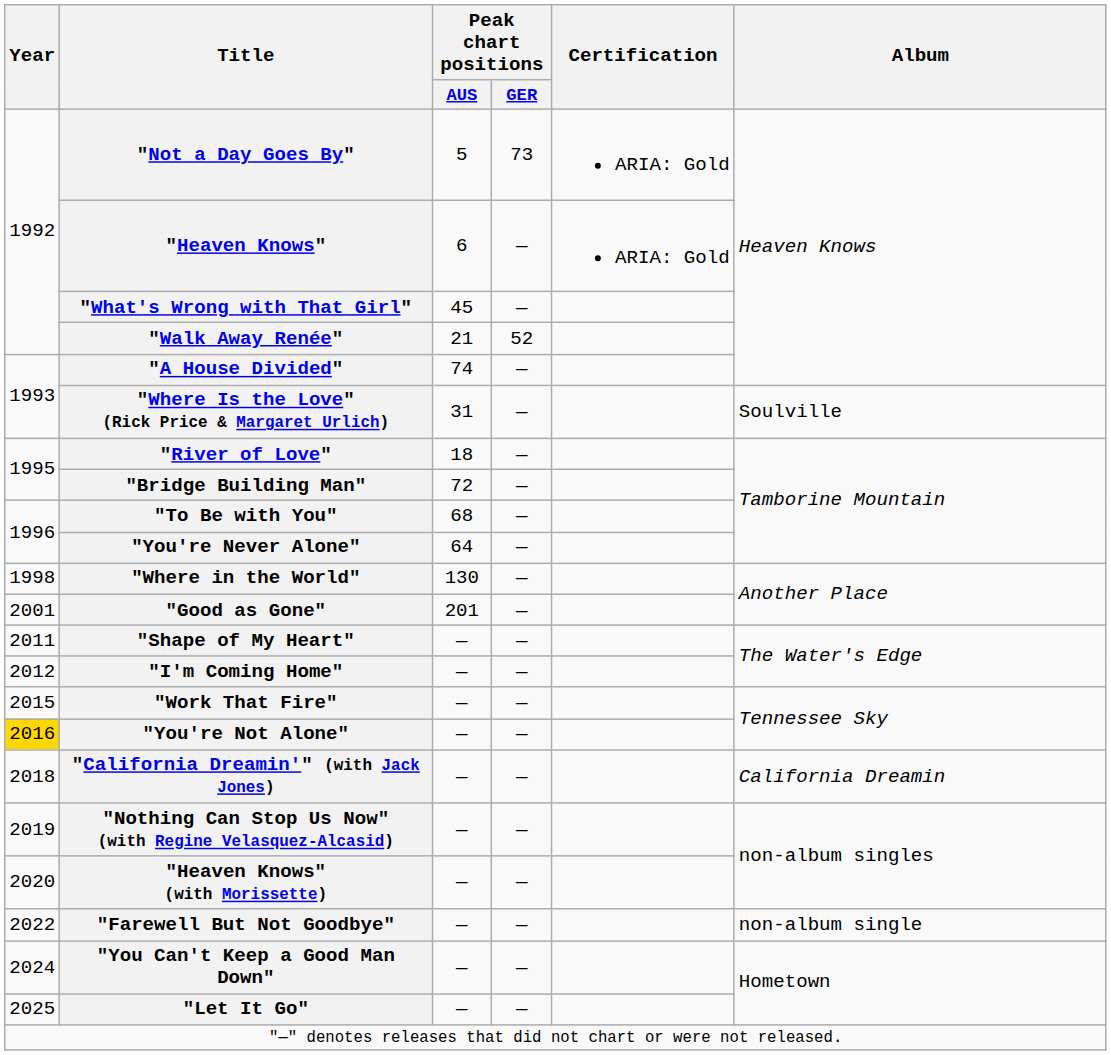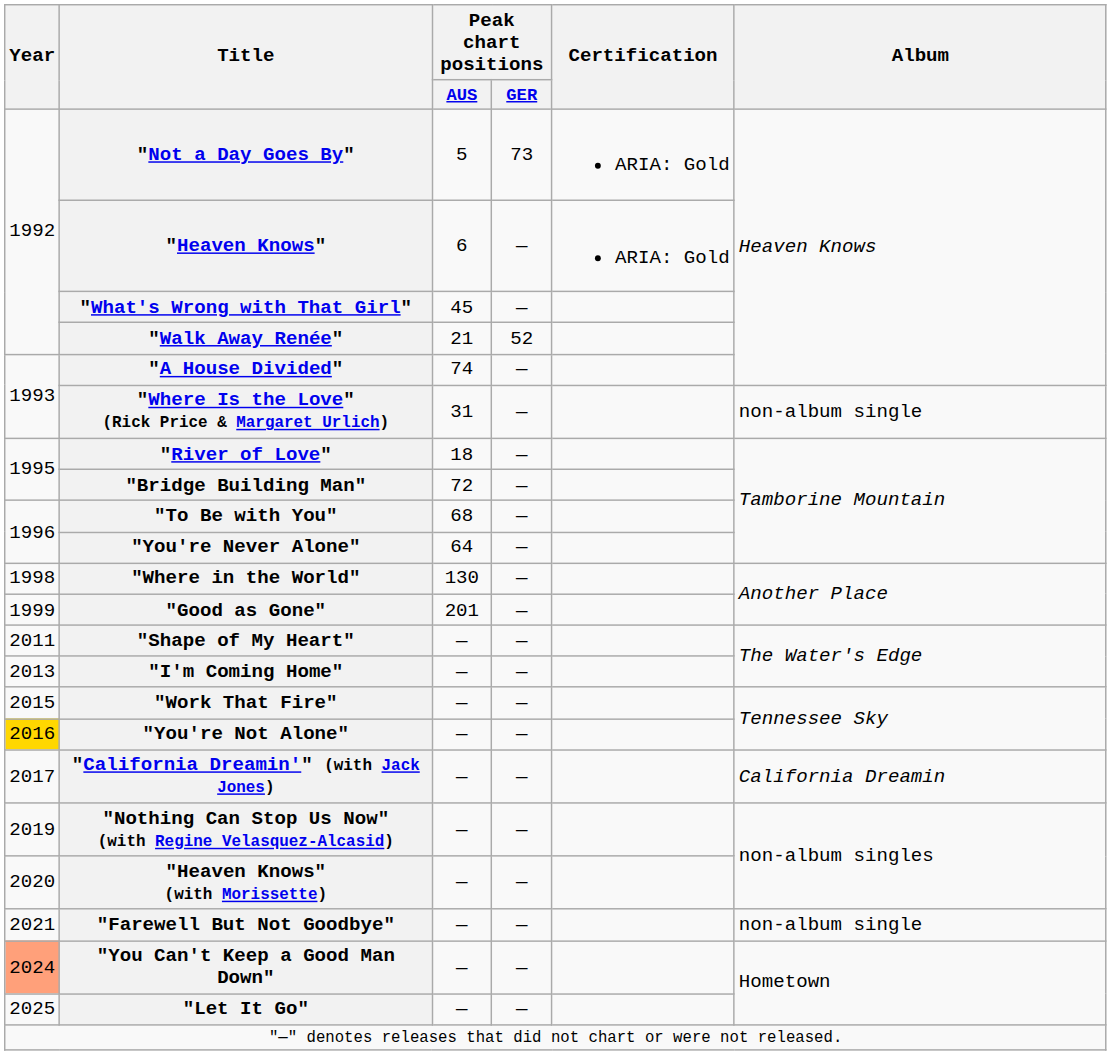(790, 412) Soulville -> (831, 412) non-album single
(32, 610) 2001 -> (32, 610) 1999
(32, 672) 2012 -> (32, 672) 2013
(32, 776) 2018 -> (32, 776) 2017
(32, 925) 2022 -> (32, 925) 2021
(32, 967) no background -> (32, 967) lightsalmon background
